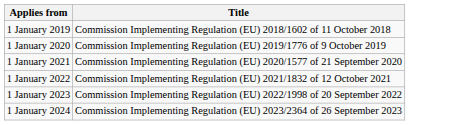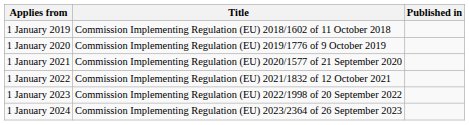+ column: (434, 12)
